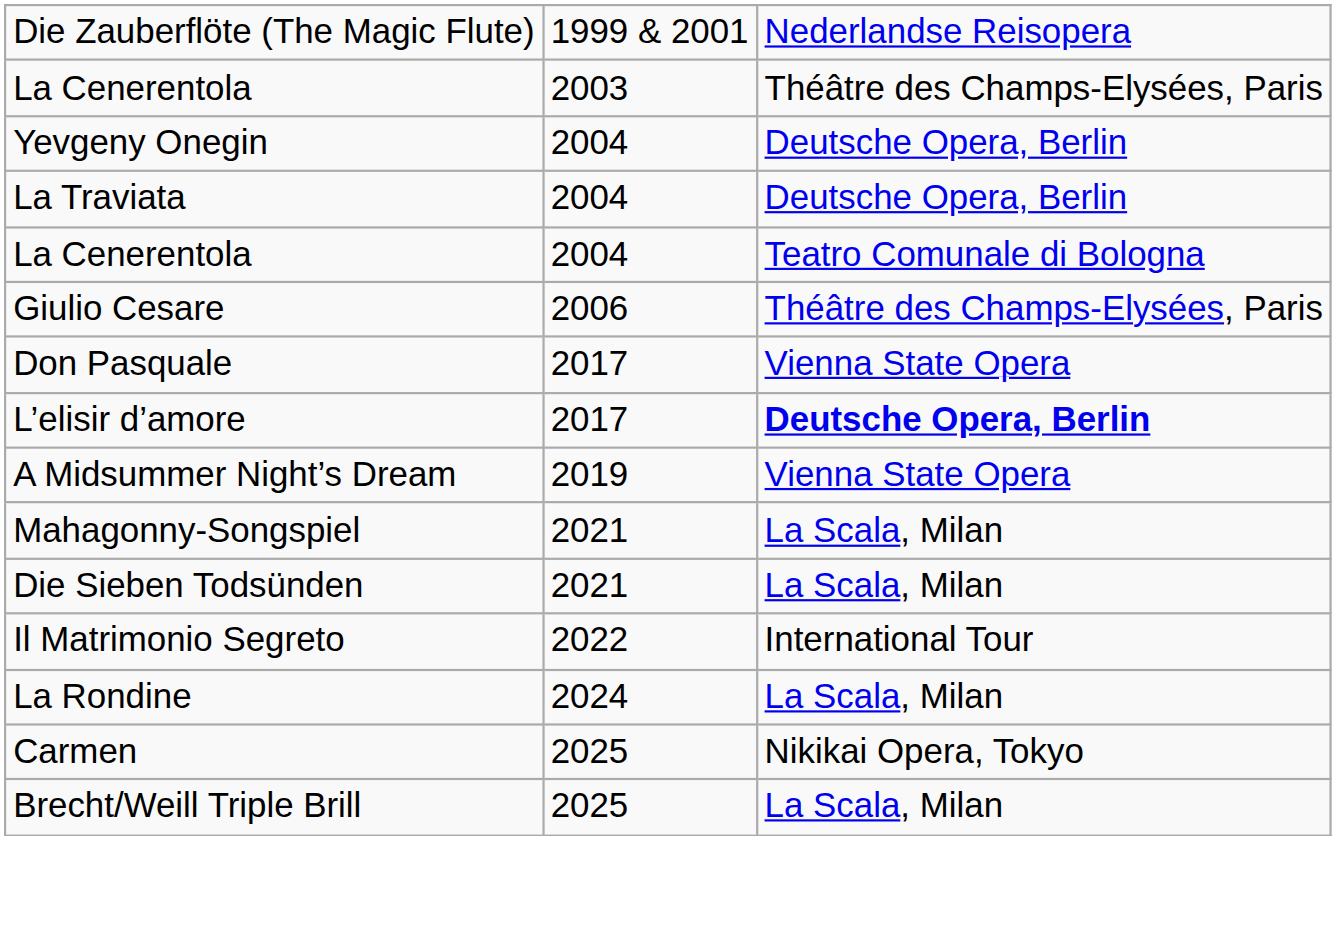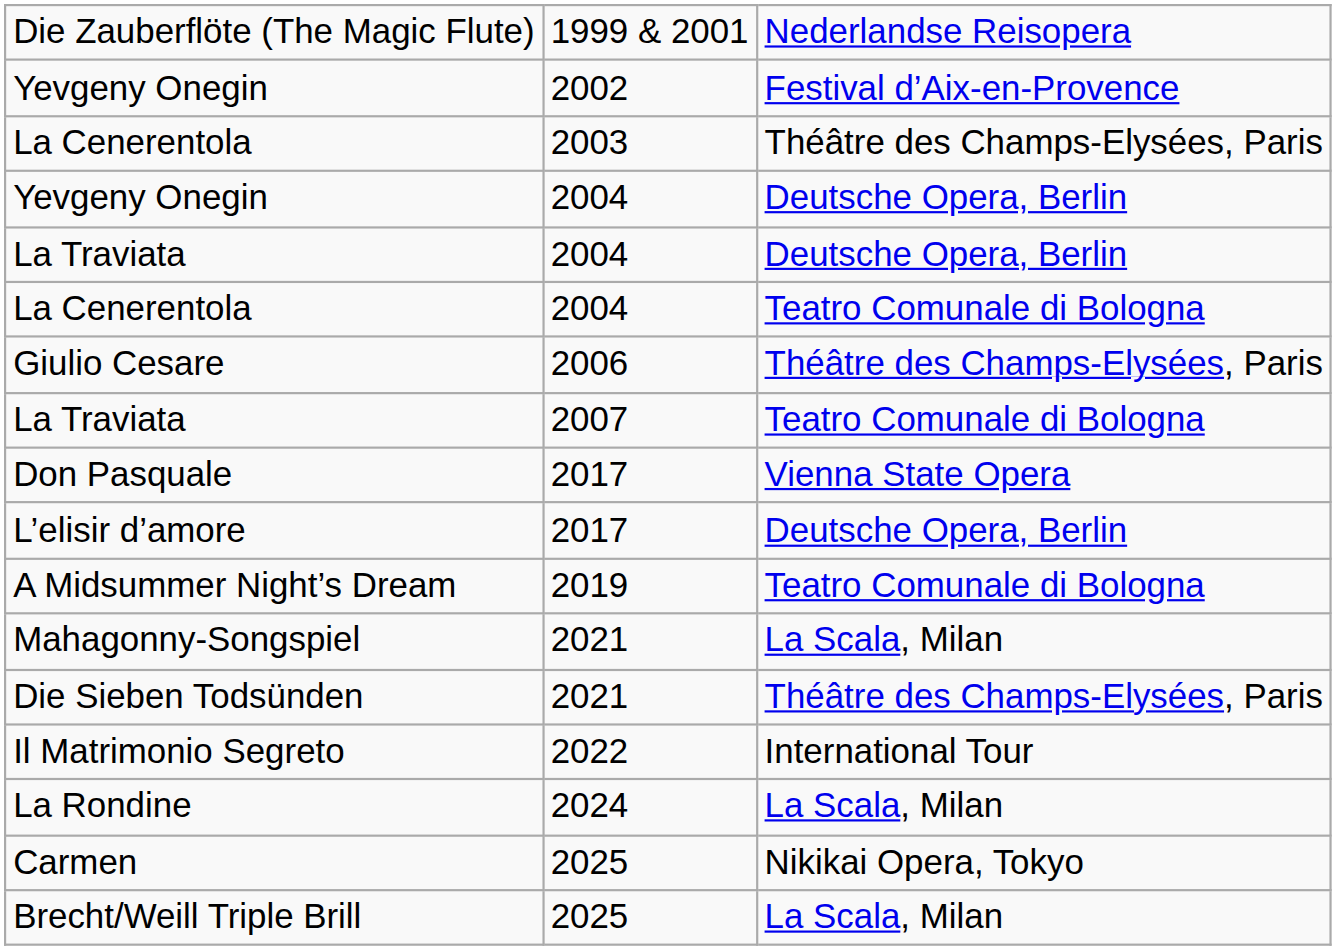+ row: (140, 87)
+ row: (99, 419)
(957, 419) bold -> (946, 530) normal
(917, 474) Vienna State Opera -> (985, 585) Teatro Comunale di Bologna
(884, 585) La Scala, Milan -> (1044, 695) Théâtre des Champs-Elysées, Paris
